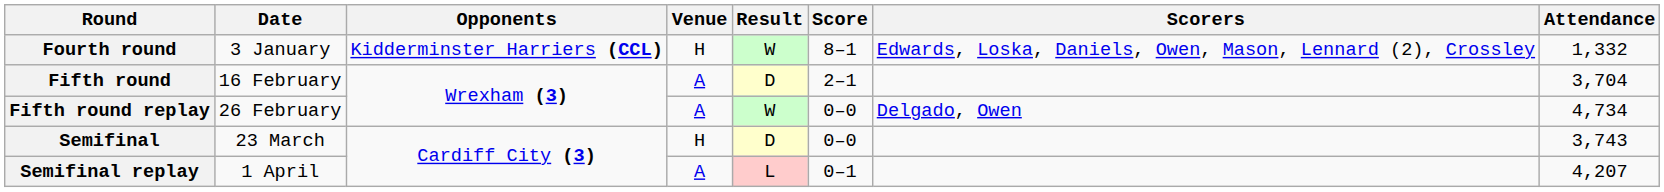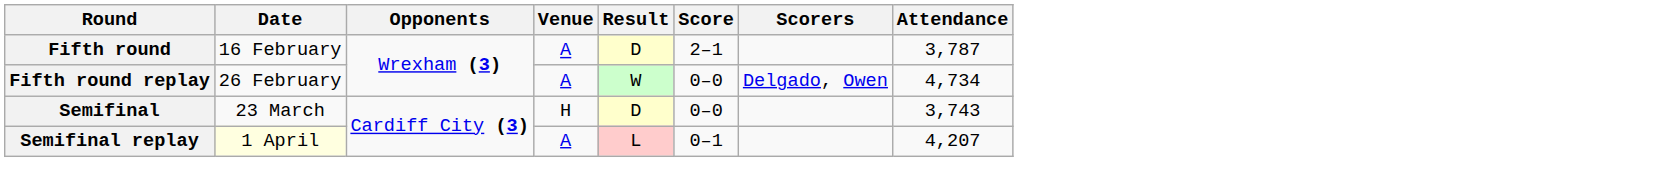- row: (110, 50)
(1600, 80) 3,704 -> (953, 50) 3,787
(280, 171) no background -> (280, 141) lightyellow background
